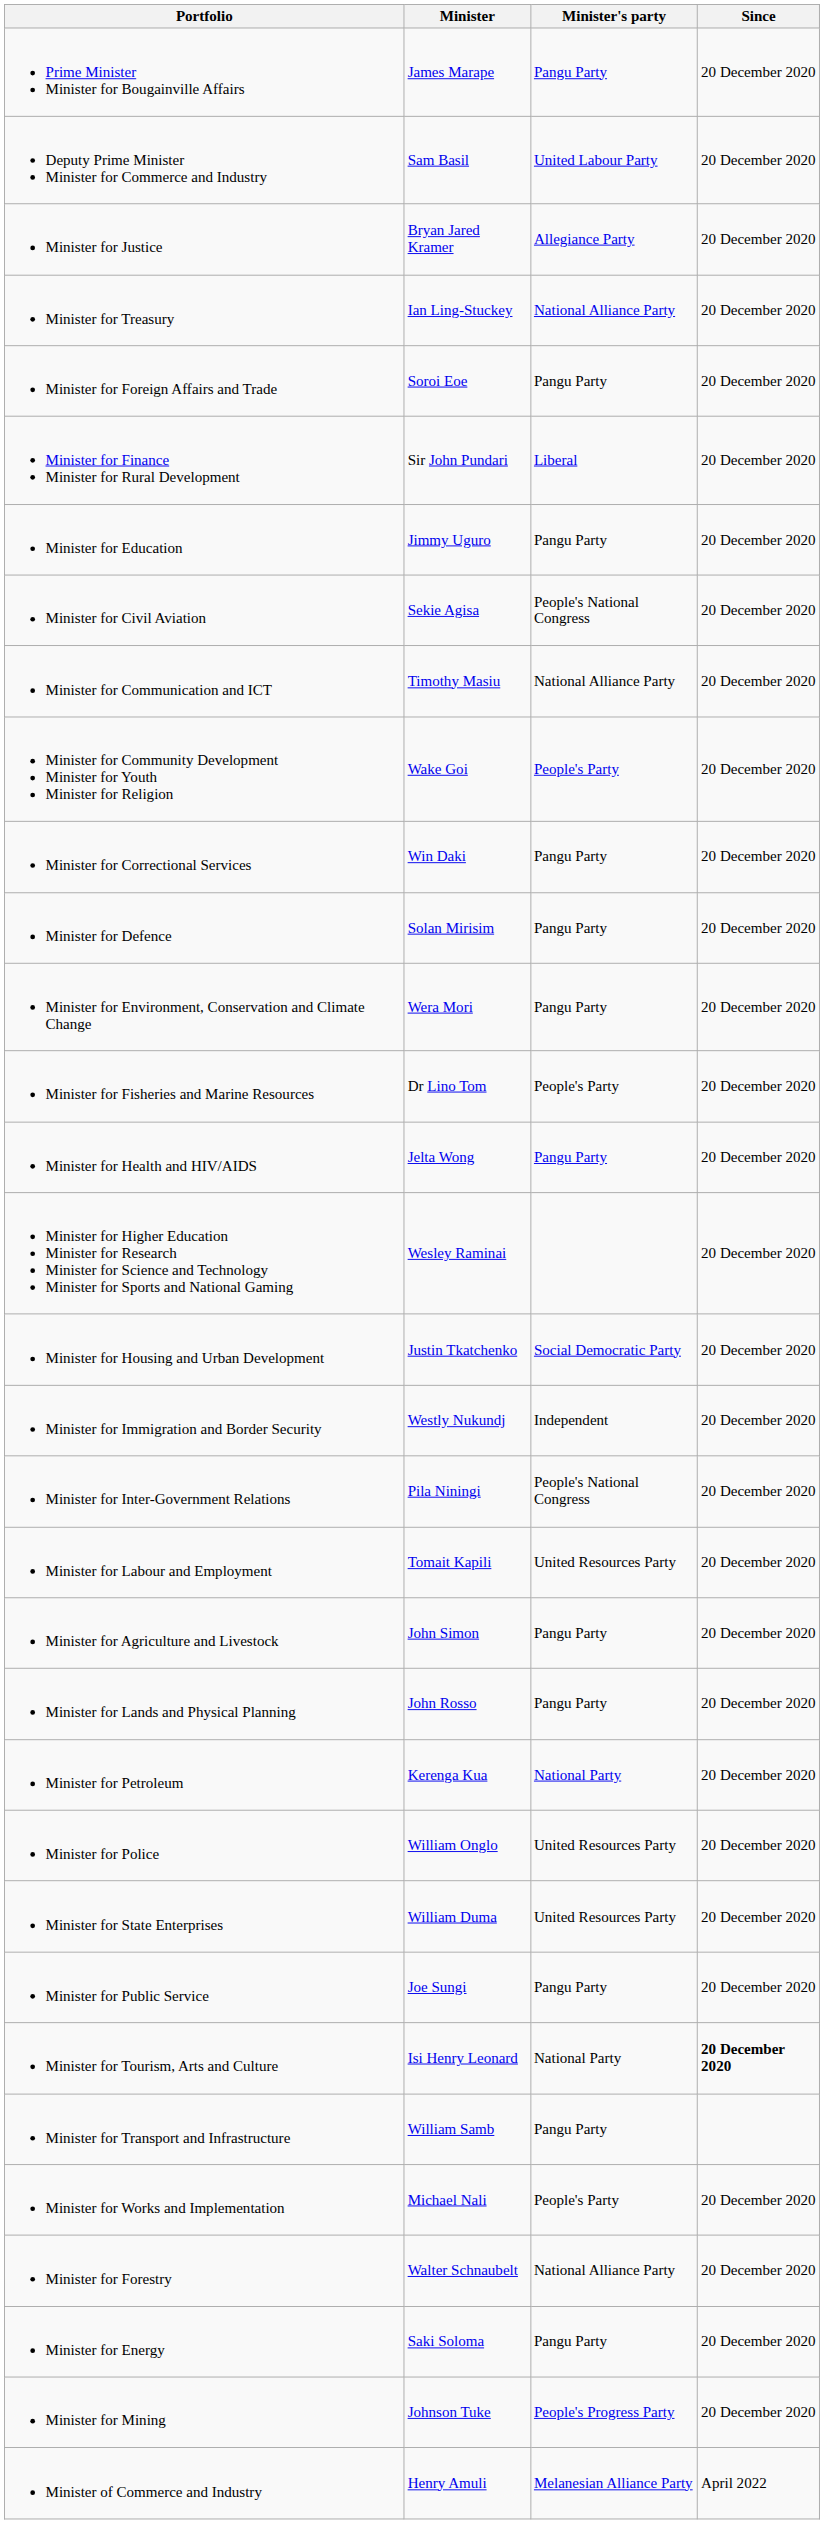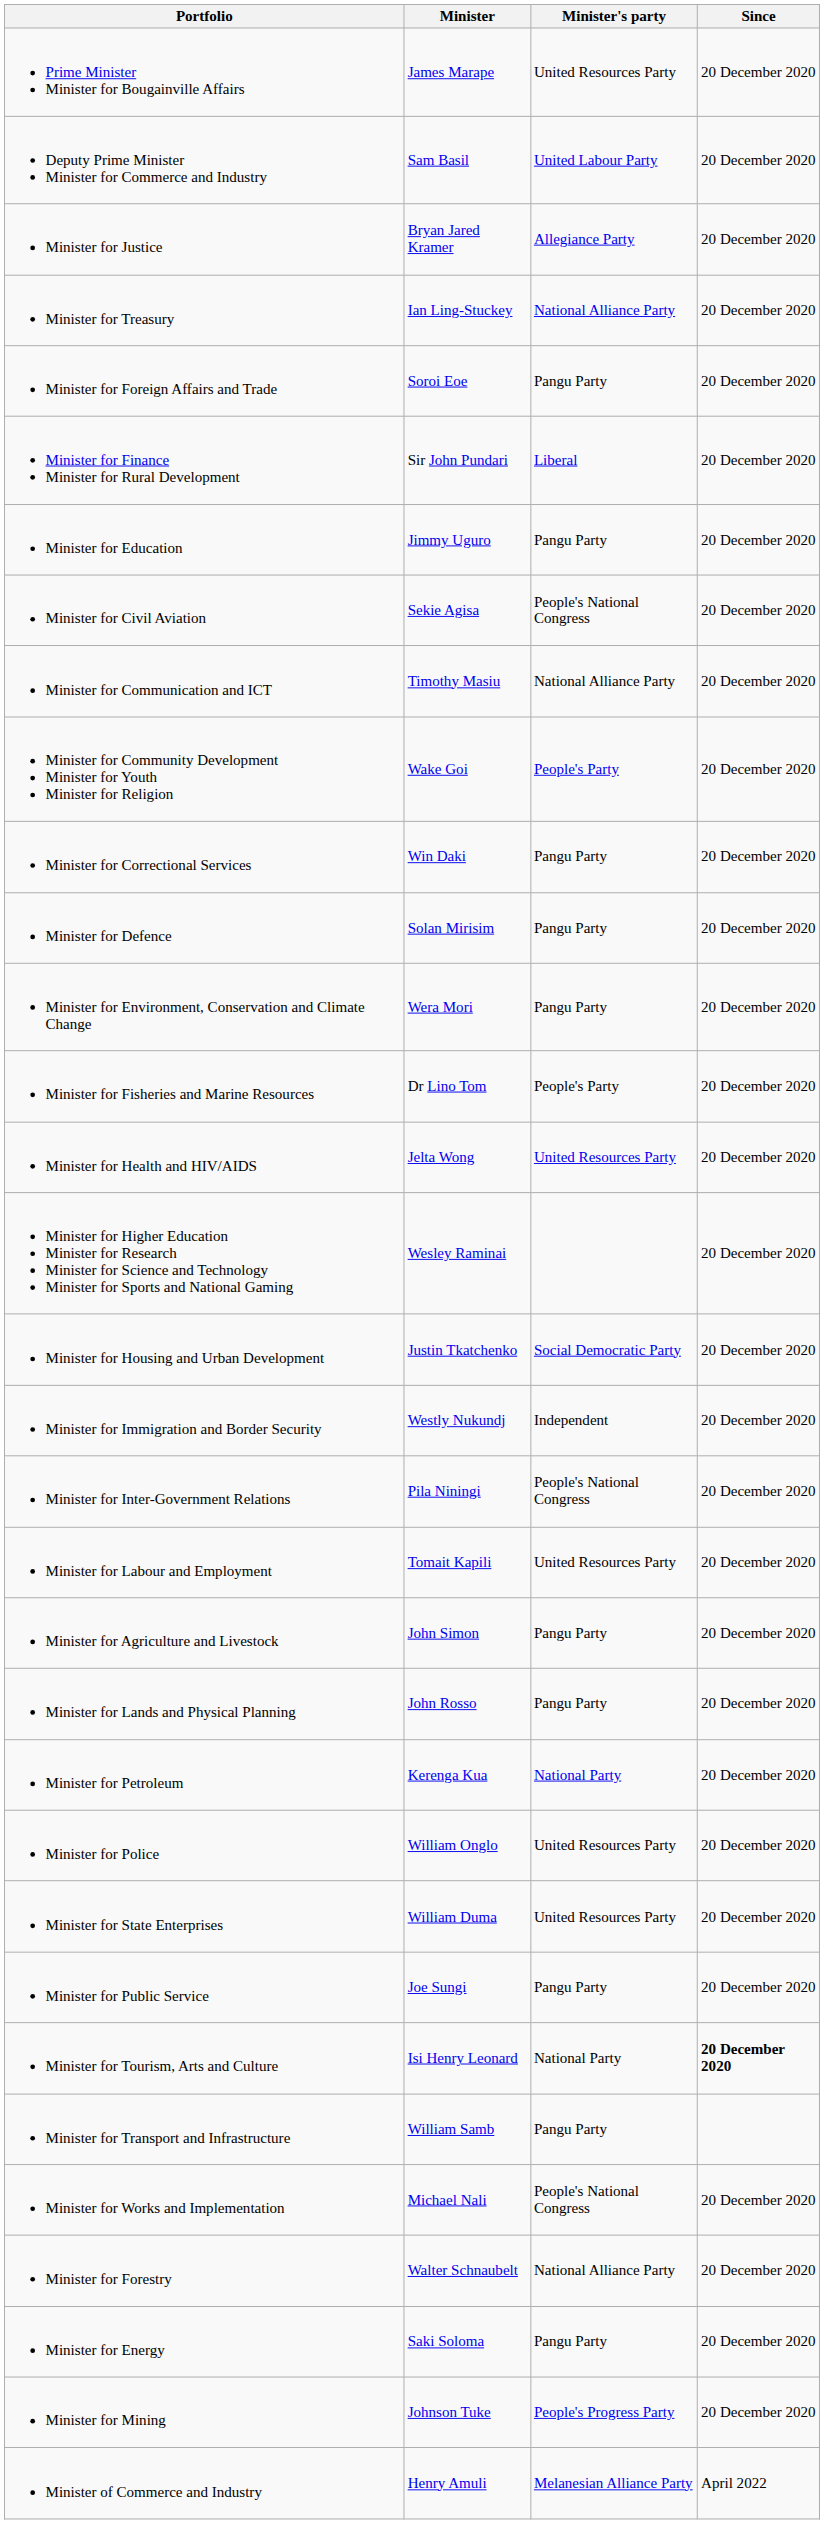(570, 72) Pangu Party -> (605, 72) United Resources Party
(570, 1157) Pangu Party -> (605, 1157) United Resources Party
(576, 2199) People's Party -> (586, 2199) People's National Congress
